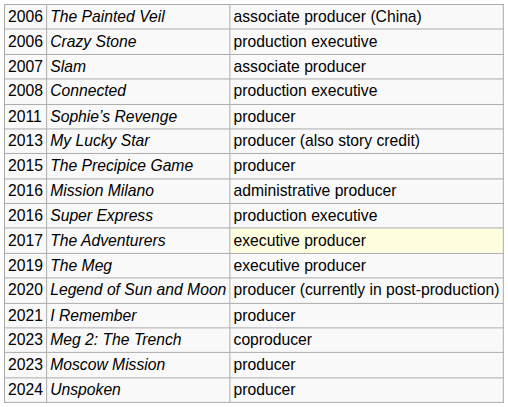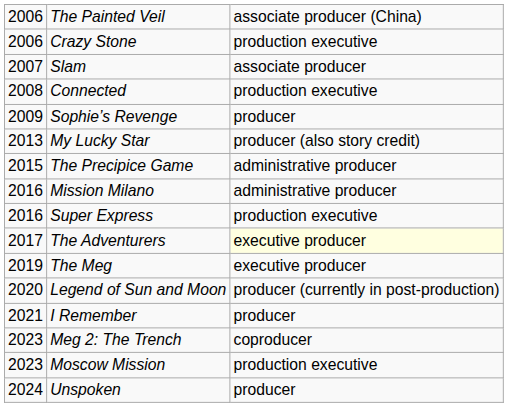(25, 116) 2011 -> (26, 116) 2009
(264, 166) producer -> (315, 166) administrative producer
(264, 365) producer -> (305, 365) production executive
